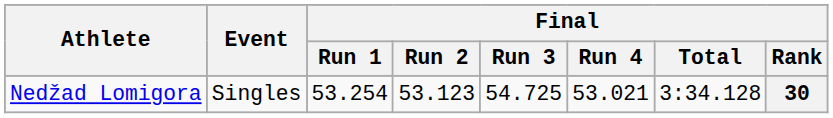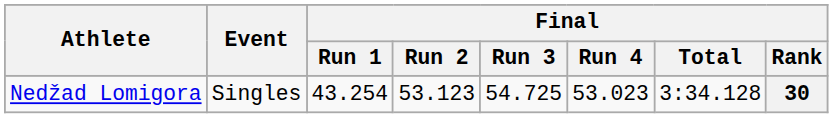(350, 94) 53.254 -> (350, 94) 43.254
(611, 94) 53.021 -> (611, 94) 53.023
